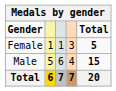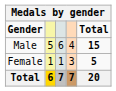rows swapped: (25, 62) <-> (25, 46)
